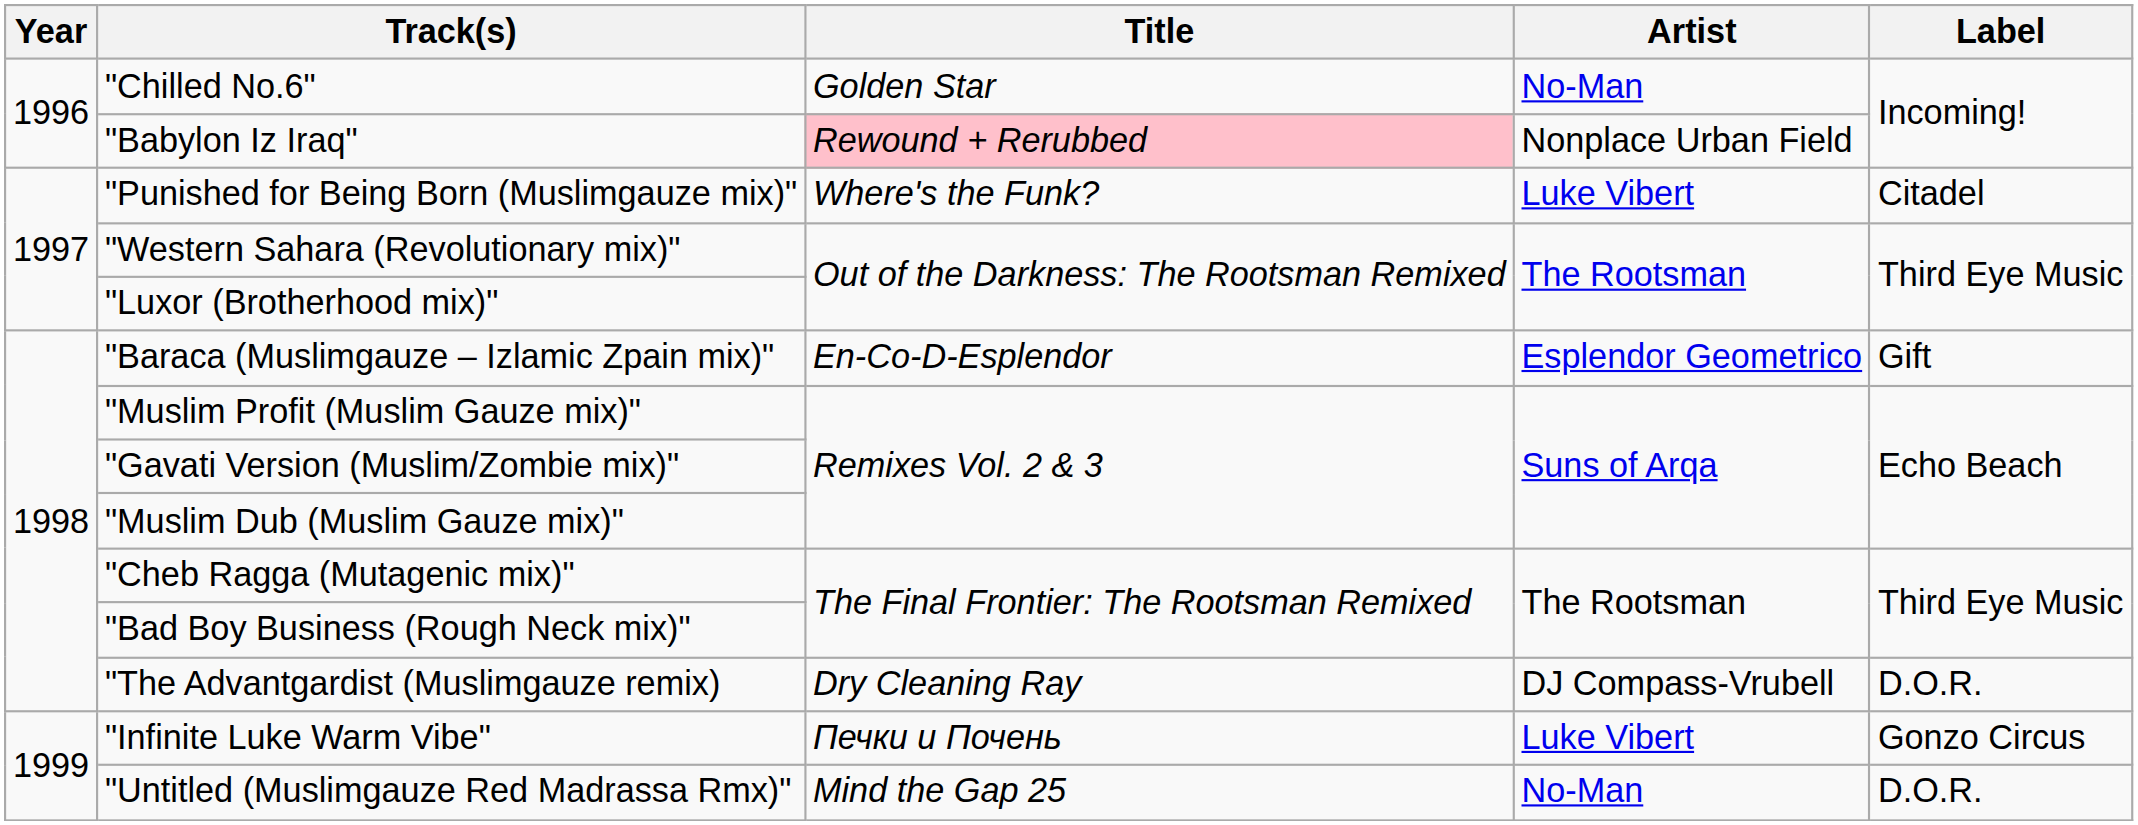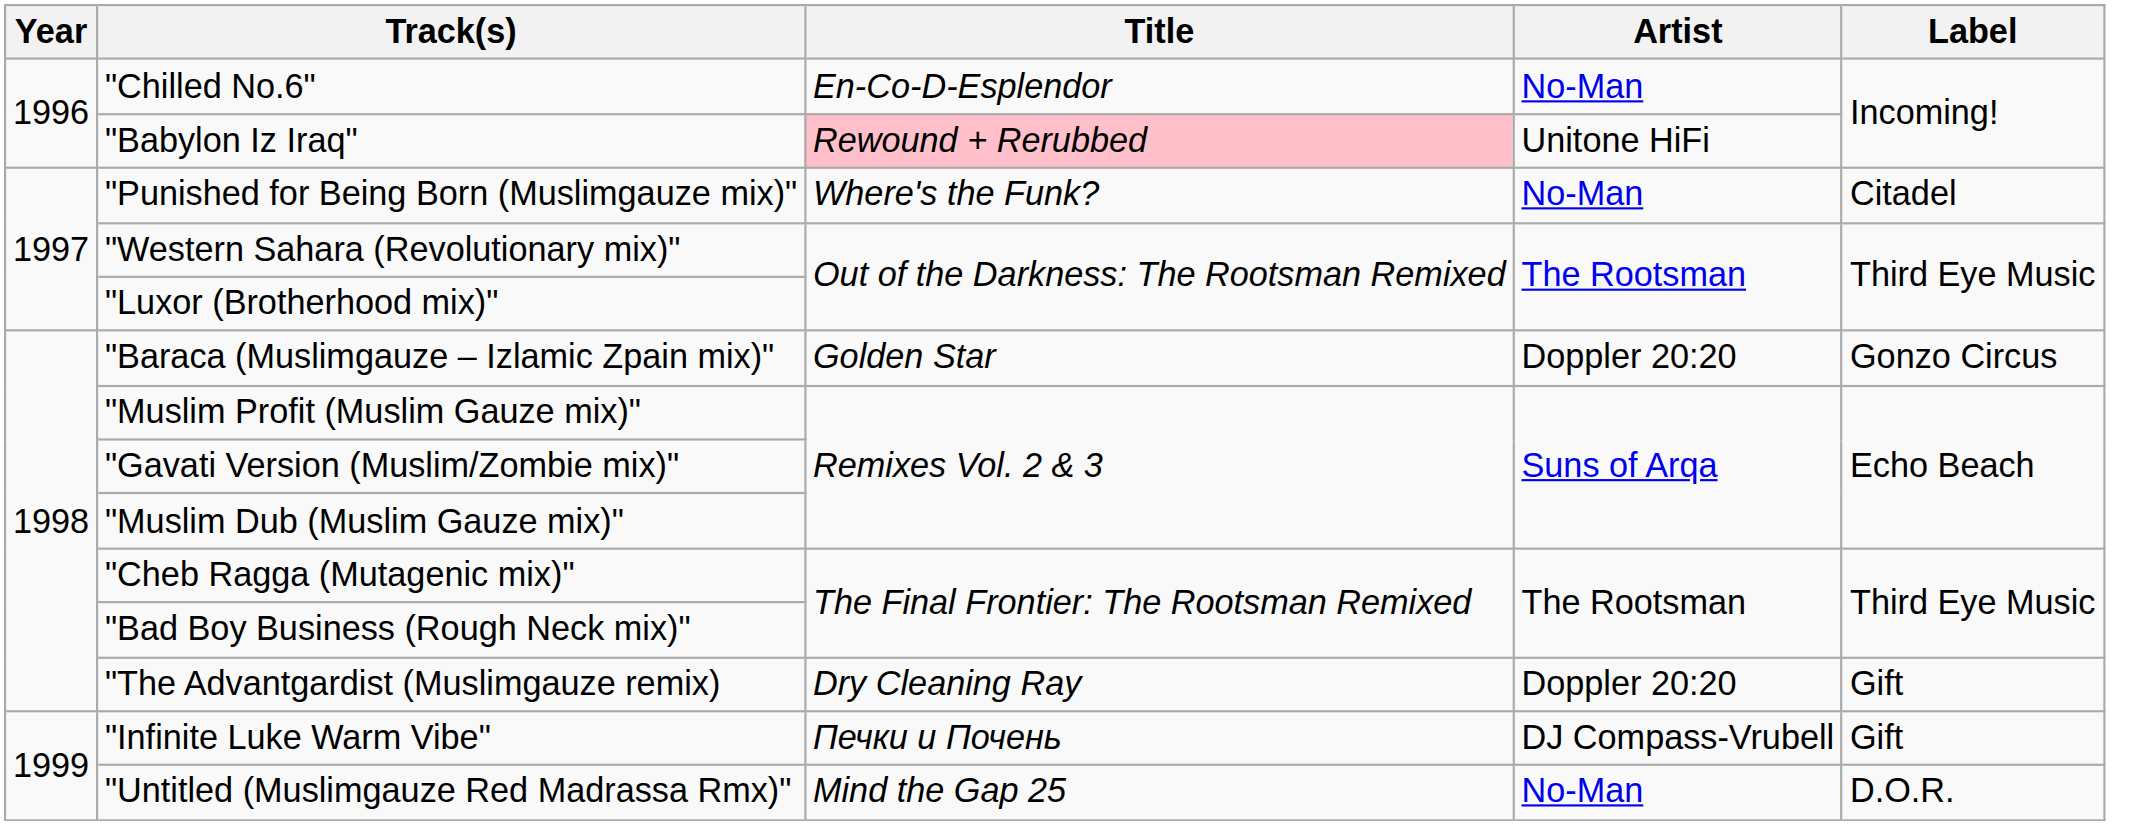(904, 85) Golden Star -> (962, 85) En-Co-D-Esplendor
(1687, 140) Nonplace Urban Field -> (1616, 140) Unitone HiFi
(1608, 194) Luke Vibert -> (1582, 194) No-Man
(962, 357) En-Co-D-Esplendor -> (904, 357) Golden Star
(1692, 357) Esplendor Geometrico -> (1629, 357) Doppler 20:20
(1905, 357) Gift -> (1954, 357) Gonzo Circus
(1678, 683) DJ Compass-Vrubell -> (1629, 683) Doppler 20:20
(1930, 683) D.O.R. -> (1877, 683) Gift
(1608, 737) Luke Vibert -> (1678, 737) DJ Compass-Vrubell
(1982, 737) Gonzo Circus -> (1877, 737) Gift
